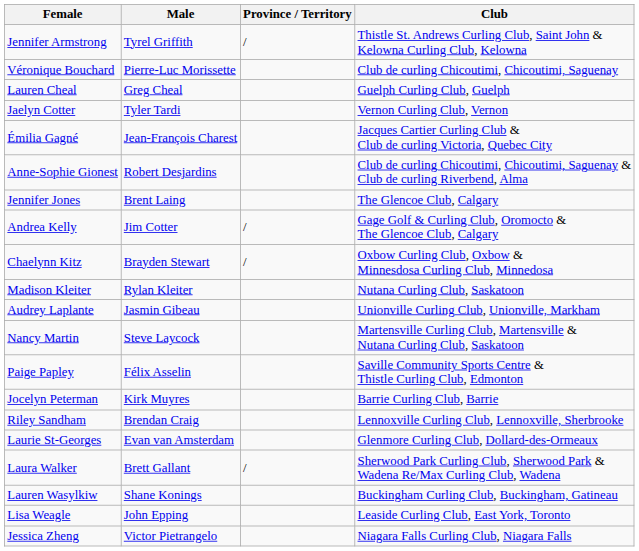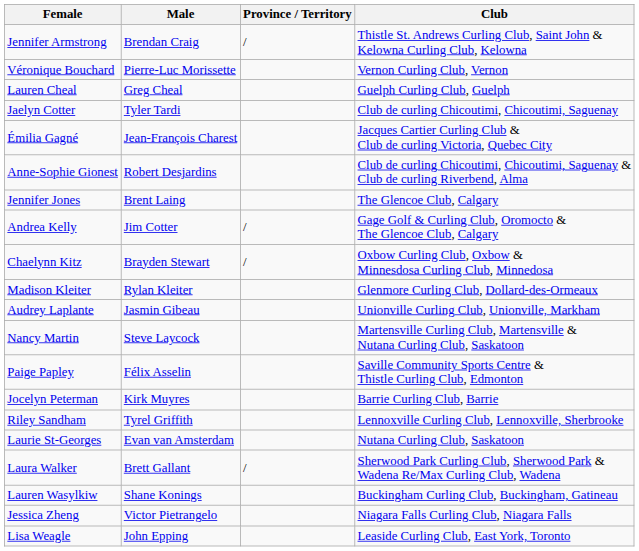(158, 42) Tyrel Griffith -> (161, 42) Brendan Craig
(488, 69) Club de curling Chicoutimi, Chicoutimi, Saguenay -> (433, 69) Vernon Curling Club, Vernon
(433, 110) Vernon Curling Club, Vernon -> (488, 110) Club de curling Chicoutimi, Chicoutimi, Saguenay
(441, 289) Nutana Curling Club, Saskatoon -> (478, 289) Glenmore Curling Club, Dollard-des-Ormeaux
(161, 419) Brendan Craig -> (158, 419) Tyrel Griffith
(478, 440) Glenmore Curling Club, Dollard-des-Ormeaux -> (441, 440) Nutana Curling Club, Saskatoon
rows swapped: (39, 515) <-> (43, 535)
